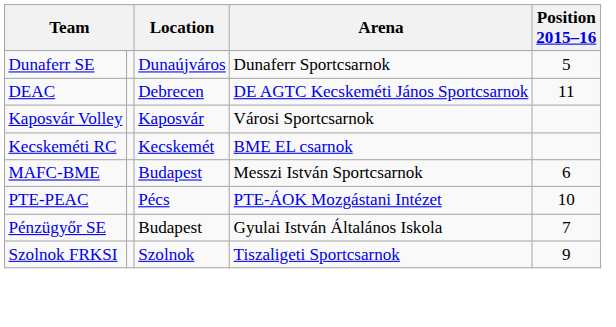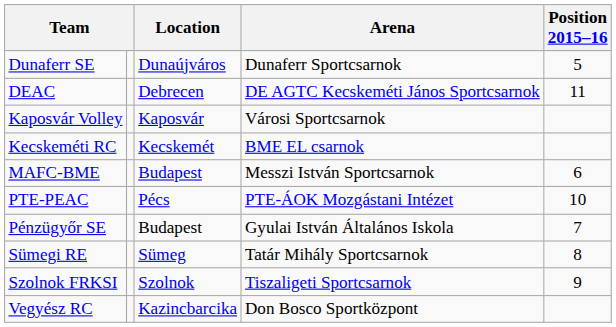+ row: (48, 254)
+ row: (51, 308)
